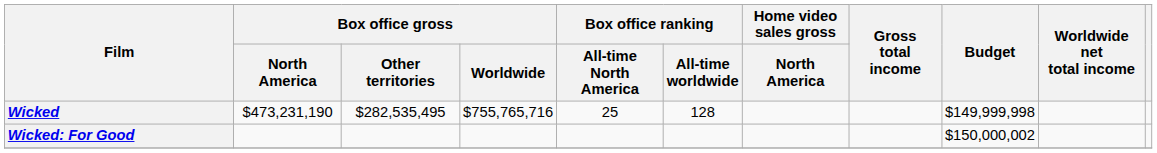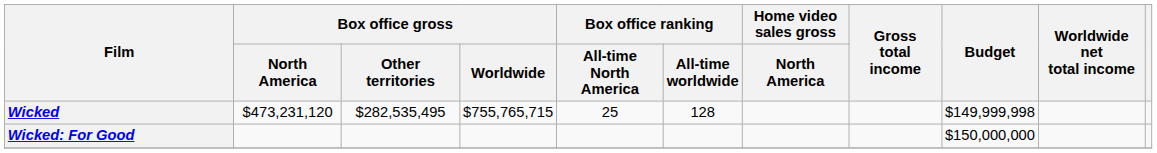(288, 112) $473,231,190 -> (288, 112) $473,231,120
(508, 112) $755,765,716 -> (508, 112) $755,765,715
(990, 135) $150,000,002 -> (990, 135) $150,000,000
